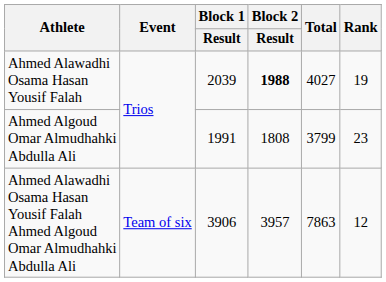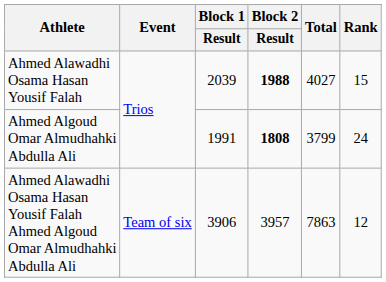(361, 80) 19 -> (361, 80) 15
(275, 139) normal -> (275, 139) bold
(361, 139) 23 -> (361, 139) 24
